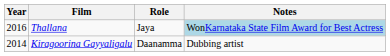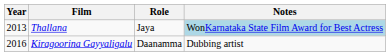(17, 28) 2016 -> (17, 28) 2013
(17, 43) 2014 -> (17, 43) 2016
